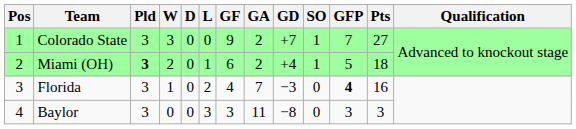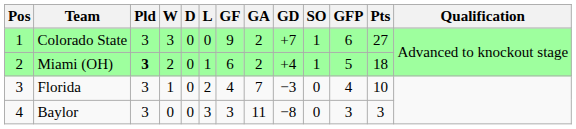(348, 40) 7 -> (348, 40) 6
(348, 87) bold -> (348, 87) normal
(380, 87) 16 -> (380, 87) 10
